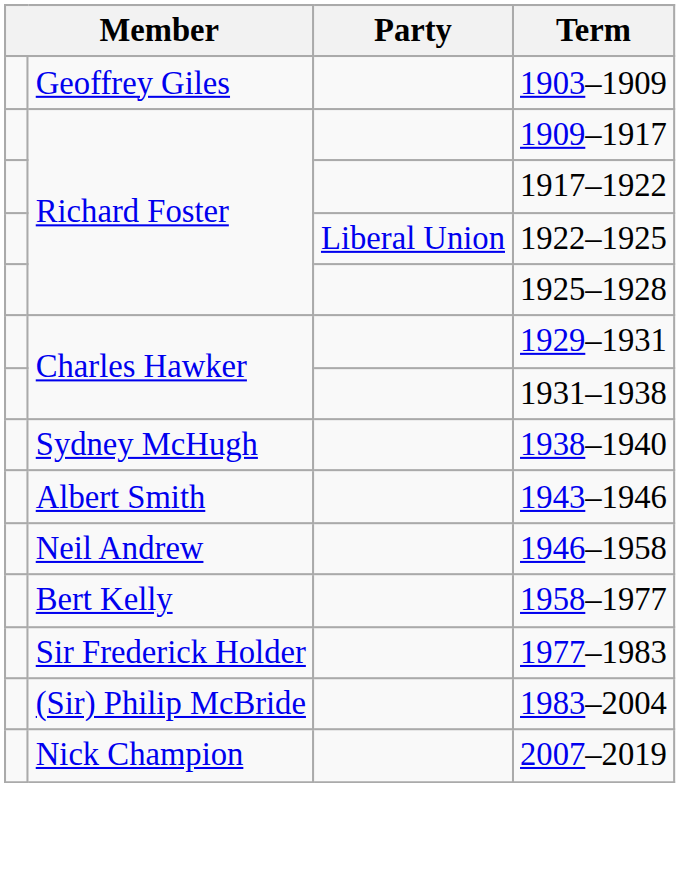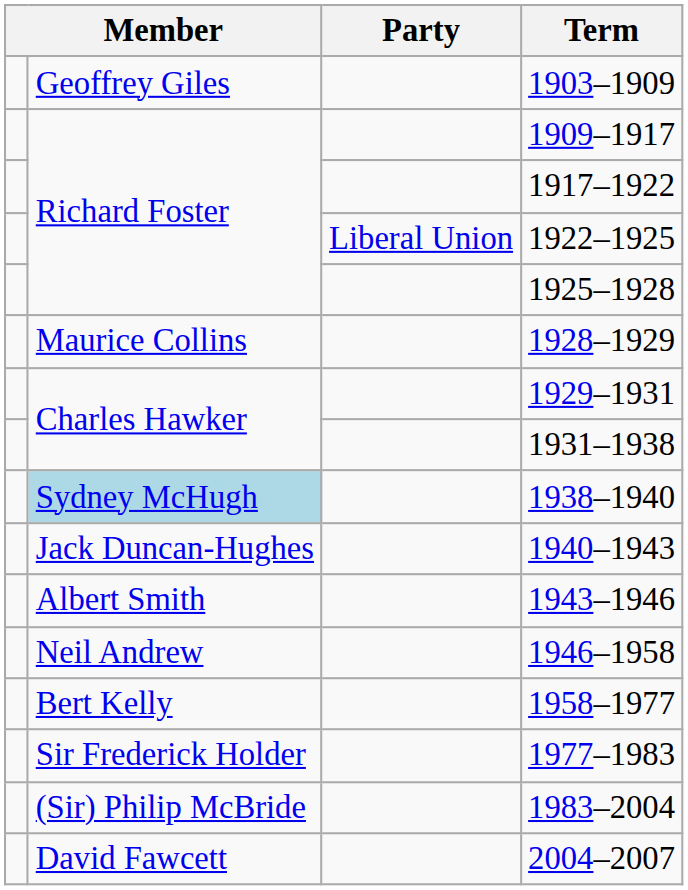+ row: (602, 340)
(147, 444) no background -> (147, 496) lightblue background
+ row: (602, 548)
+ row: (602, 858)
- row: (593, 755)
